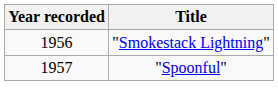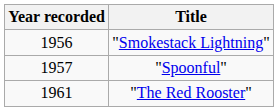+ row: (191, 93)
